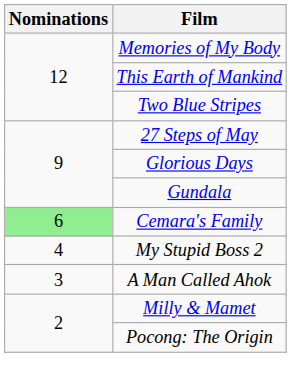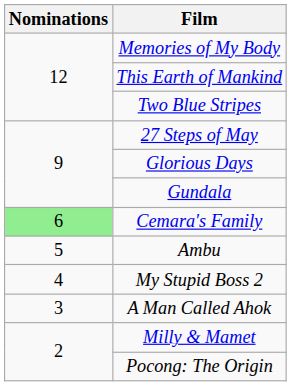+ row: (199, 250)
